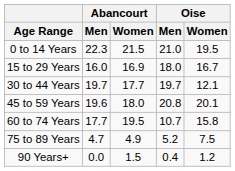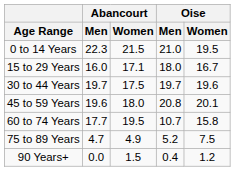(133, 67) 16.9 -> (133, 67) 17.1
(133, 85) 17.7 -> (133, 85) 17.5
(207, 85) 12.1 -> (207, 85) 19.6
